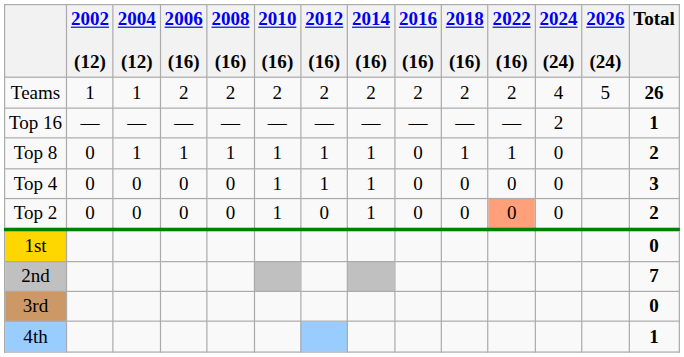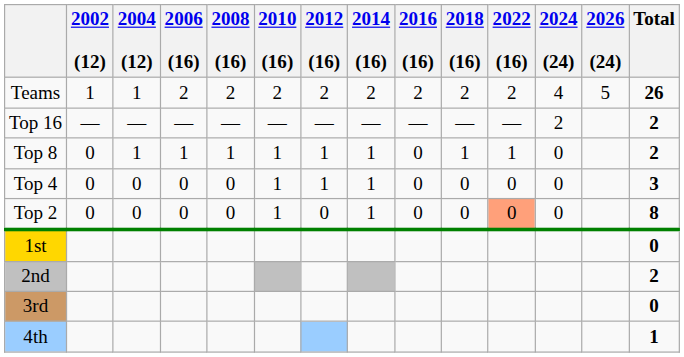(654, 122) 1 -> (654, 122) 2
(654, 213) 2 -> (654, 213) 8
(654, 276) 7 -> (654, 276) 2
